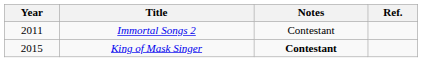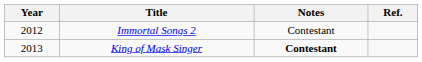(32, 30) 2011 -> (32, 30) 2012
(32, 48) 2015 -> (32, 48) 2013
